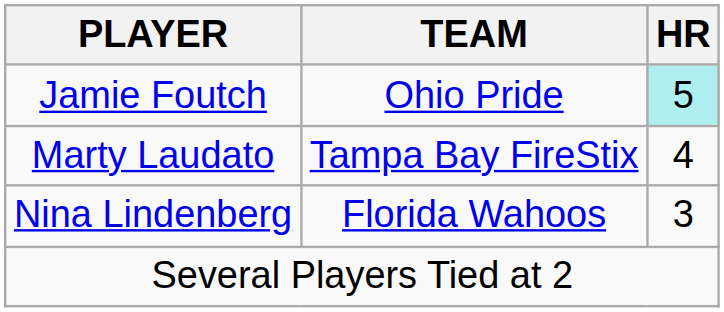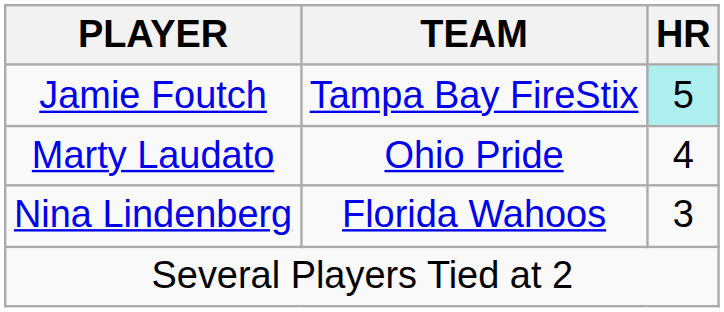(474, 94) Ohio Pride -> (474, 94) Tampa Bay FireStix
(474, 154) Tampa Bay FireStix -> (474, 154) Ohio Pride
